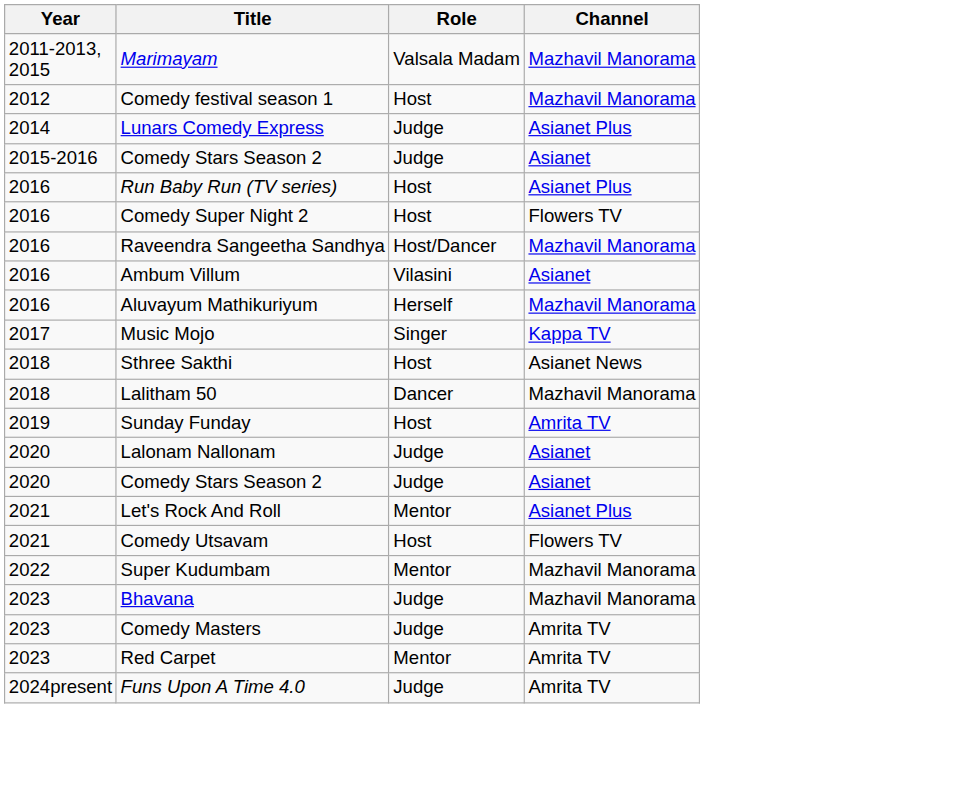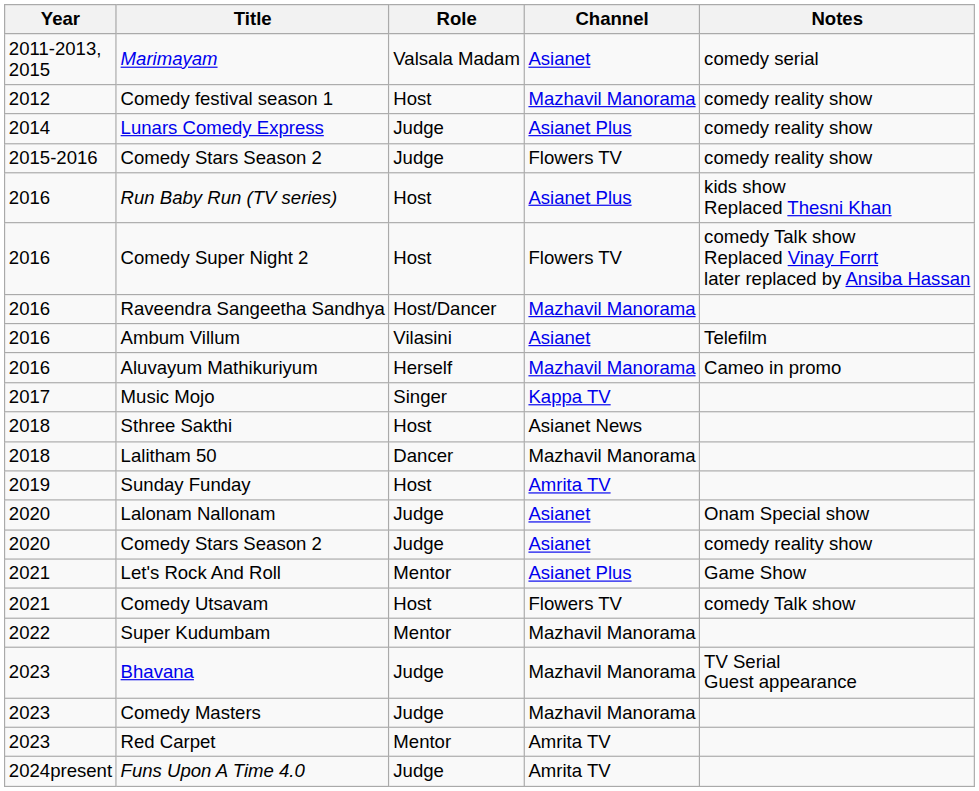+ column: (837, 19)
(612, 59) Mazhavil Manorama -> (559, 59) Asianet
(559, 157) Asianet -> (575, 157) Flowers TV
(570, 628) Amrita TV -> (612, 712) Mazhavil Manorama
